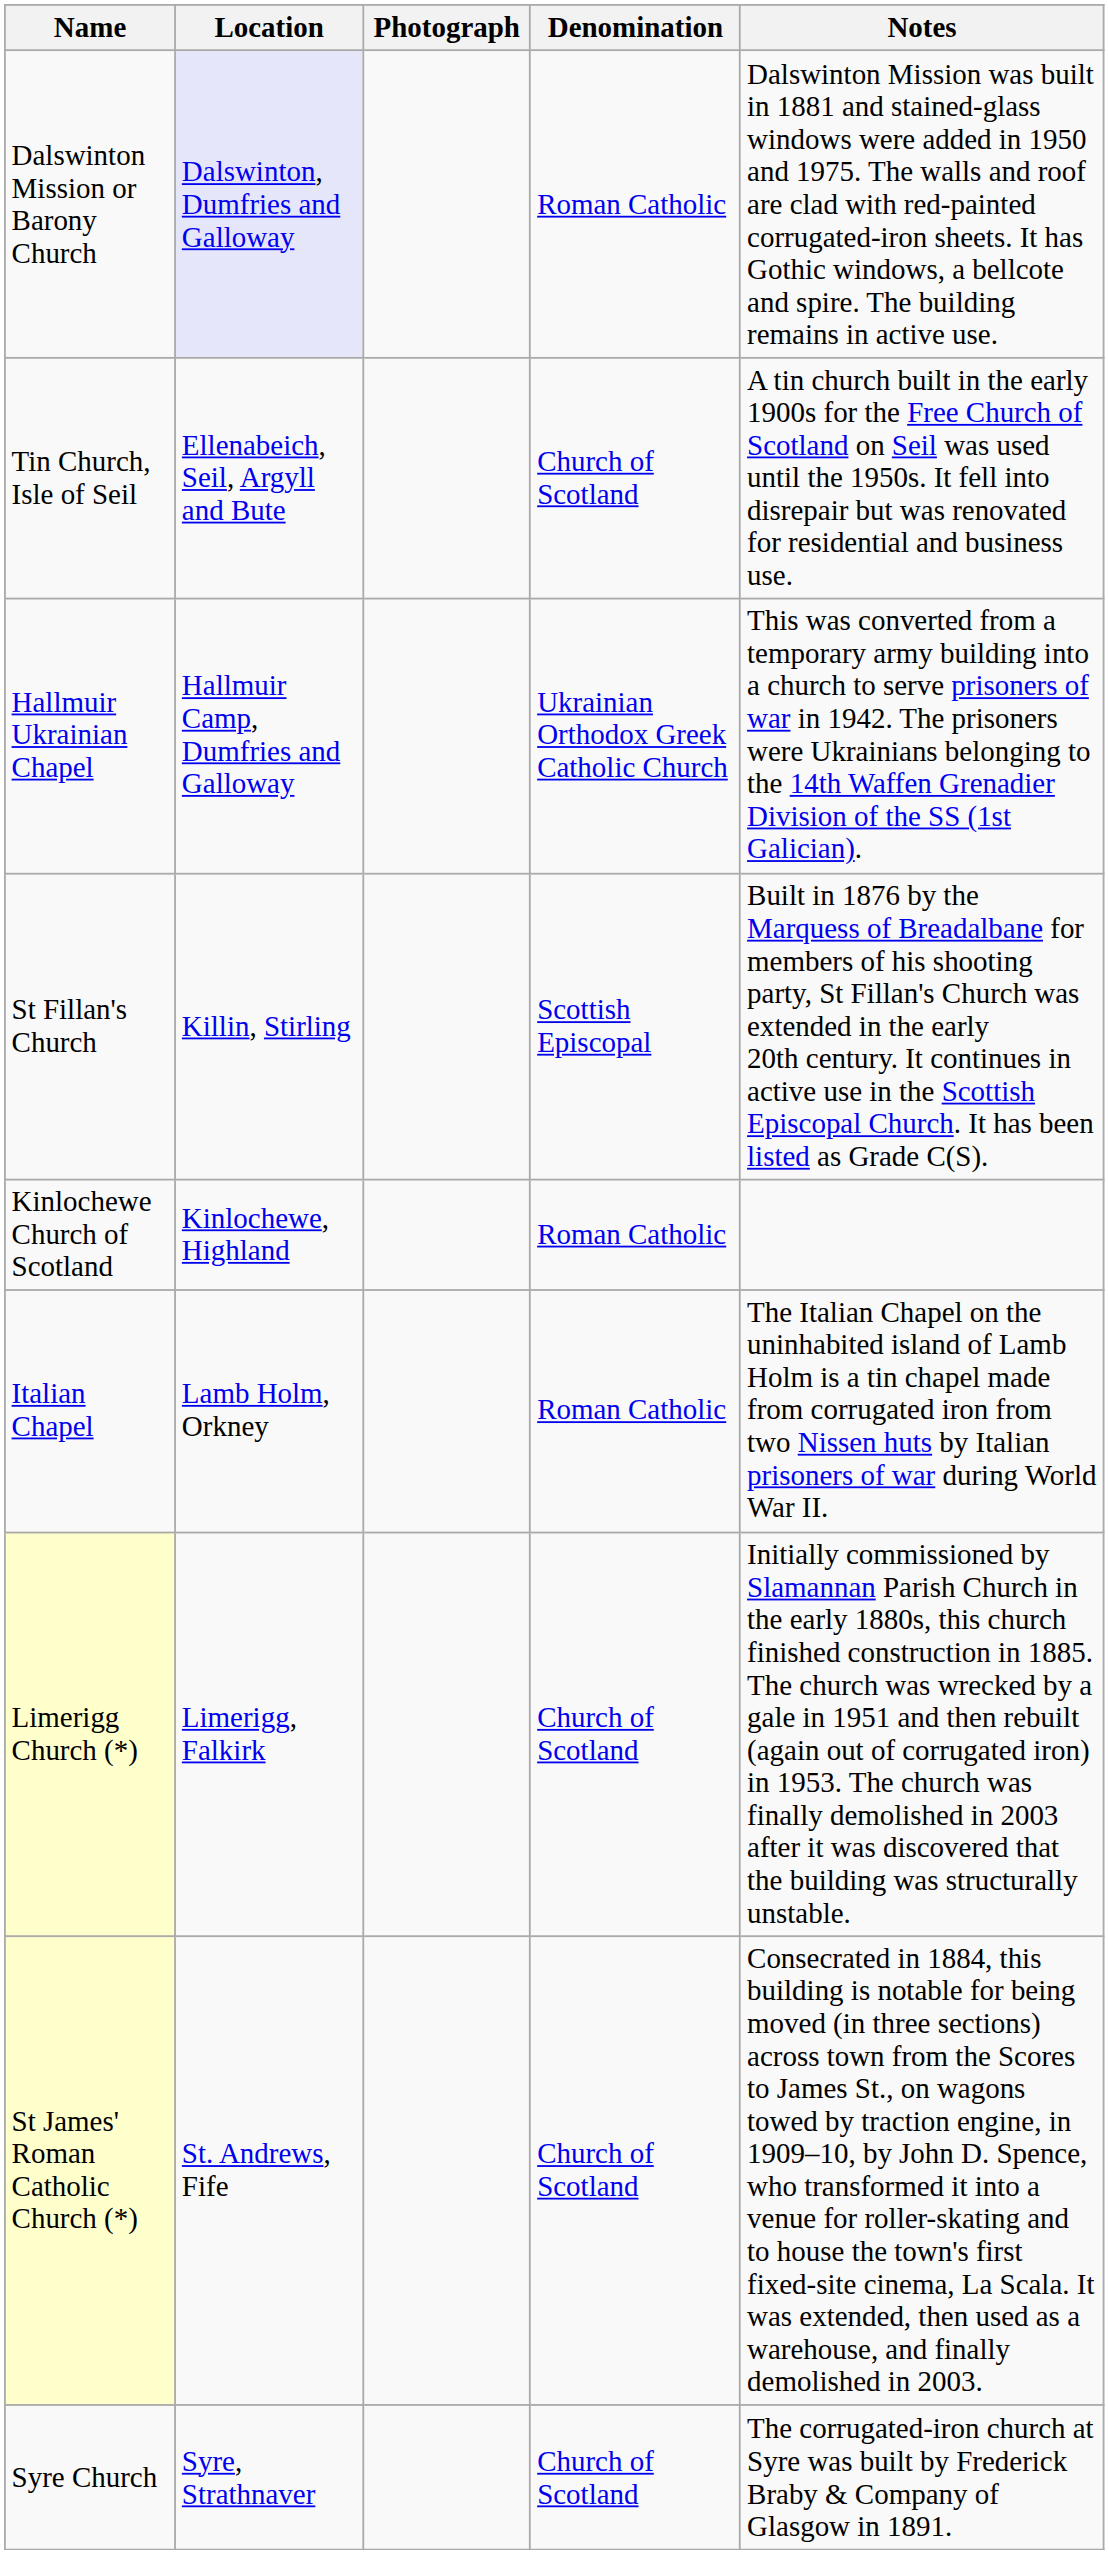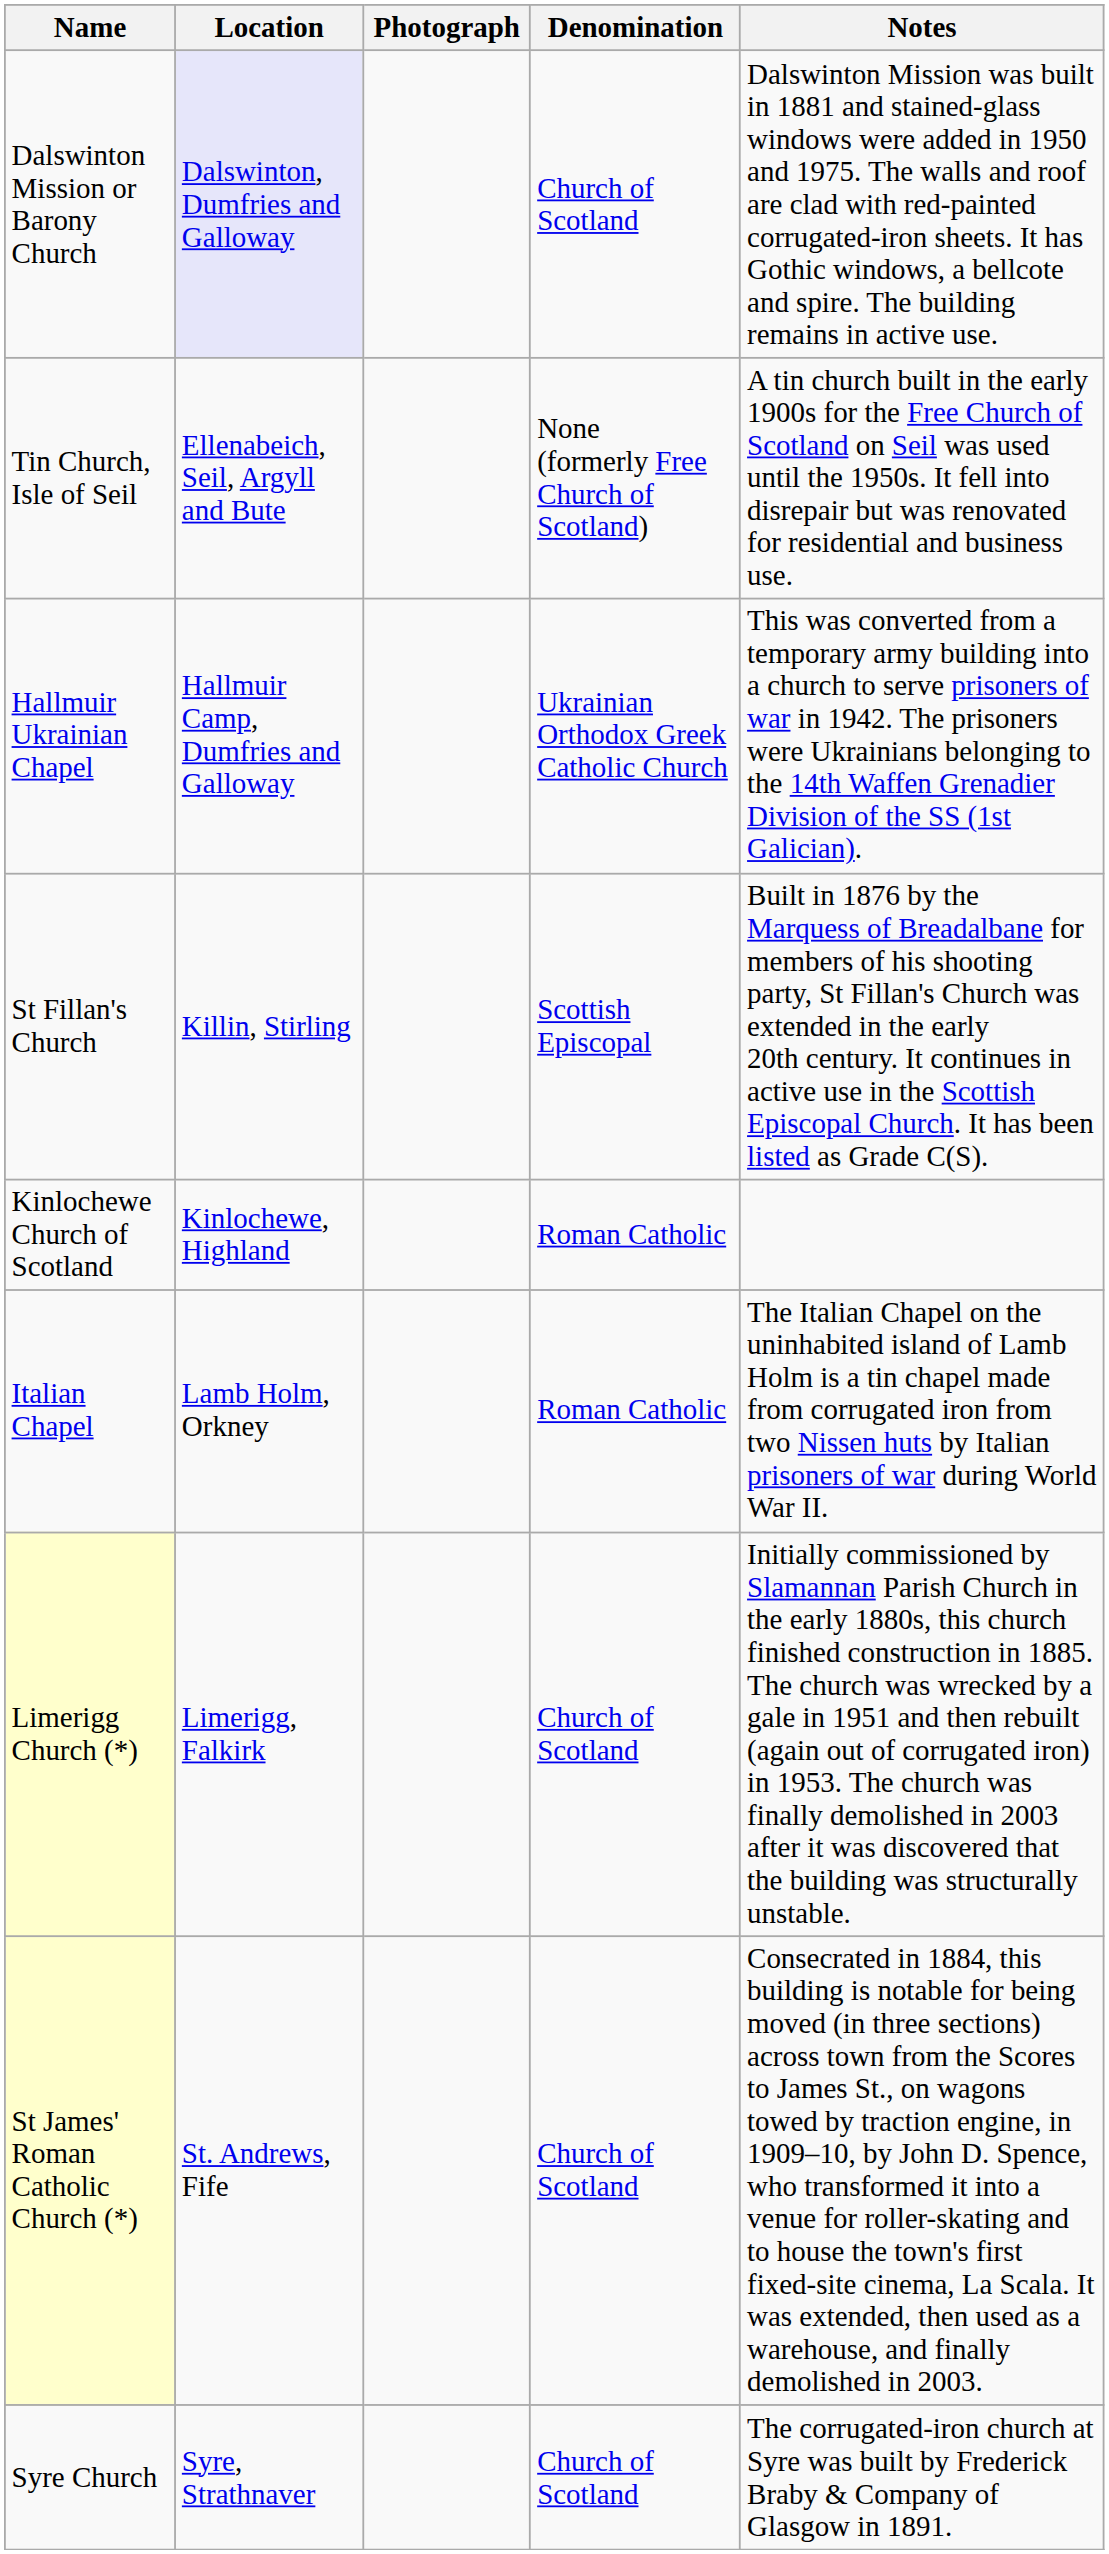(632, 203) Roman Catholic -> (595, 203) Church of Scotland
(595, 477) Church of Scotland -> (622, 477) None (formerly Free Church of Scotland)
